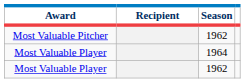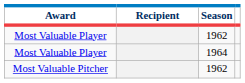rows swapped: (60, 69) <-> (60, 35)
